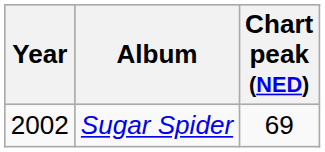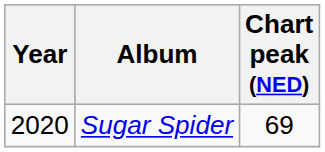(40, 125) 2002 -> (40, 125) 2020
